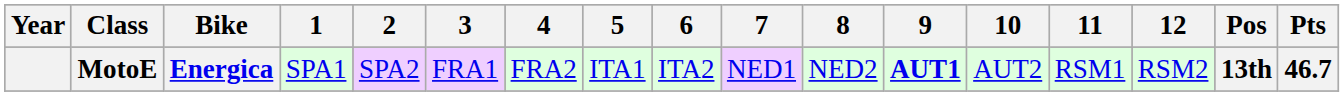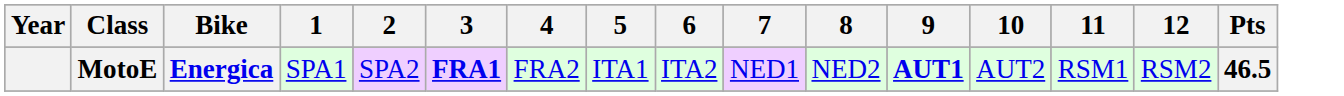- column: (1246, 25)
(465, 68) normal -> (467, 68) bold
(1308, 68) 46.7 -> (1248, 68) 46.5
